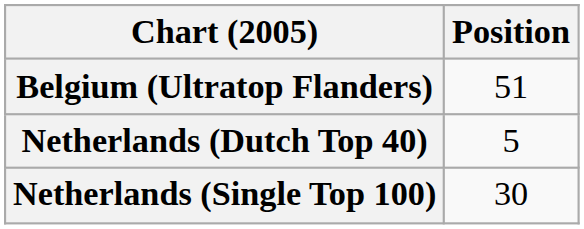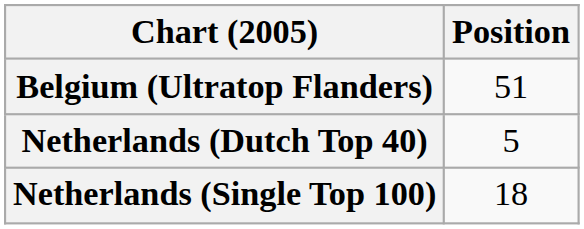(511, 194) 30 -> (511, 194) 18
